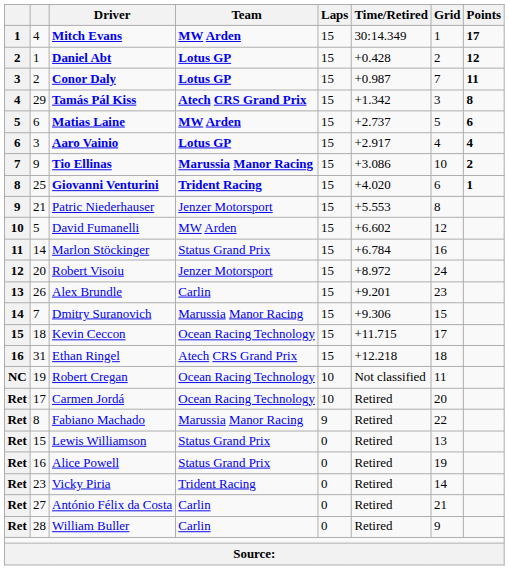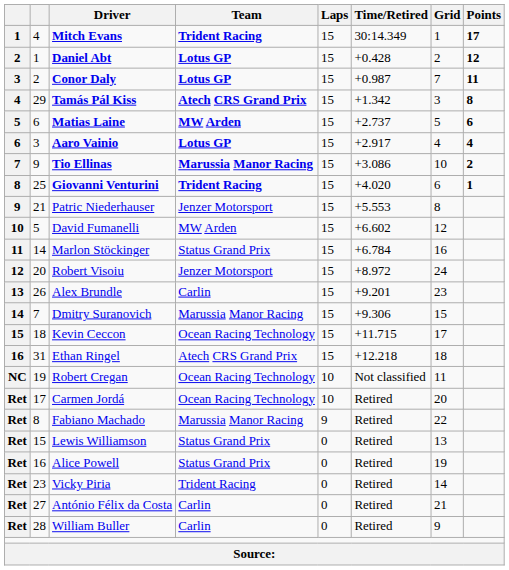(210, 36) MW Arden -> (220, 36) Trident Racing
